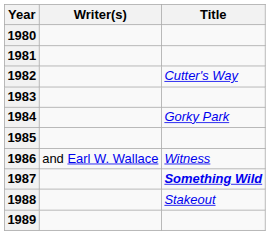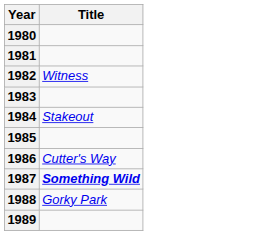- column: (100, 14)
(201, 76) Cutter's Way -> (65, 76) Witness
(197, 117) Gorky Park -> (68, 117) Stakeout
(187, 158) Witness -> (79, 158) Cutter's Way
(190, 199) Stakeout -> (75, 199) Gorky Park
